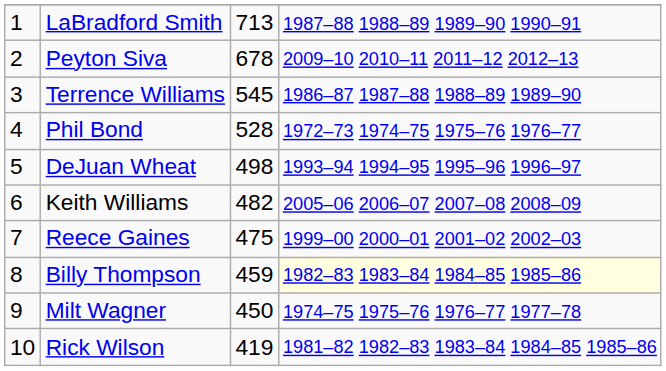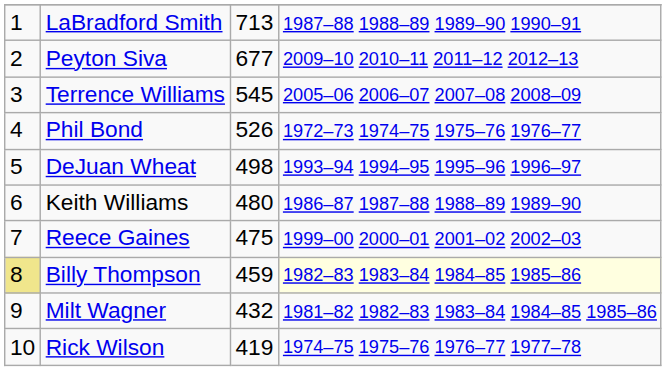(254, 58) 678 -> (254, 58) 677
(432, 95) 1986–87 1987–88 1988–89 1989–90 -> (432, 95) 2005–06 2006–07 2007–08 2008–09
(254, 130) 528 -> (254, 130) 526
(254, 202) 482 -> (254, 202) 480
(432, 203) 2005–06 2006–07 2007–08 2008–09 -> (432, 203) 1986–87 1987–88 1988–89 1989–90
(16, 274) no background -> (16, 274) khaki background
(254, 310) 450 -> (254, 310) 432
(432, 311) 1974–75 1975–76 1976–77 1977–78 -> (470, 311) 1981–82 1982–83 1983–84 1984–85 1985–86
(470, 347) 1981–82 1982–83 1983–84 1984–85 1985–86 -> (432, 347) 1974–75 1975–76 1976–77 1977–78
